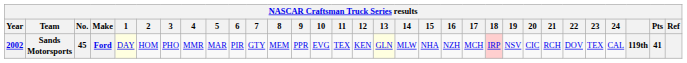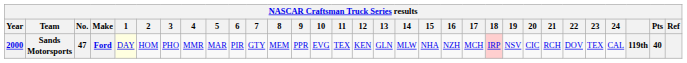(15, 46) 2002 -> (15, 46) 2000
(82, 46) 45 -> (82, 46) 47
(384, 46) lightyellow background -> (384, 46) no background
(658, 46) 41 -> (658, 46) 40
